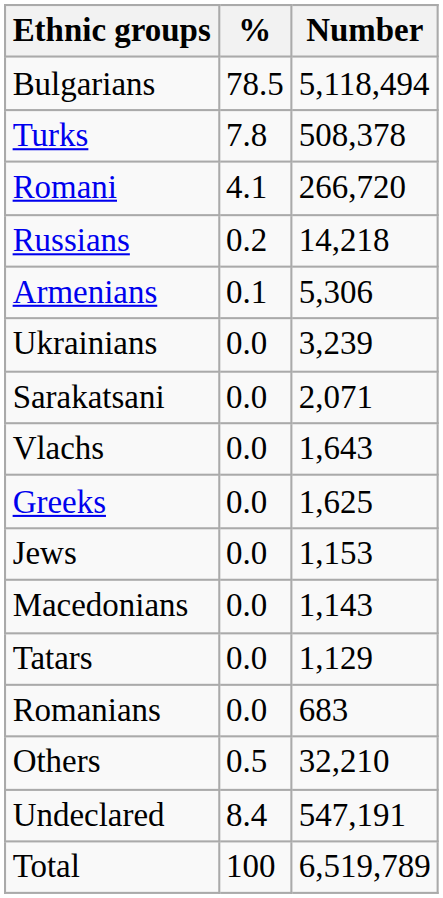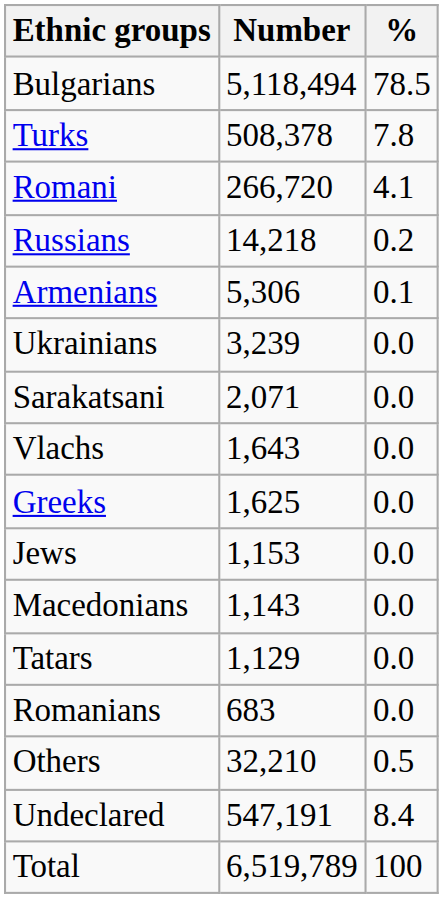columns swapped: (365, 30) <-> (255, 30)
